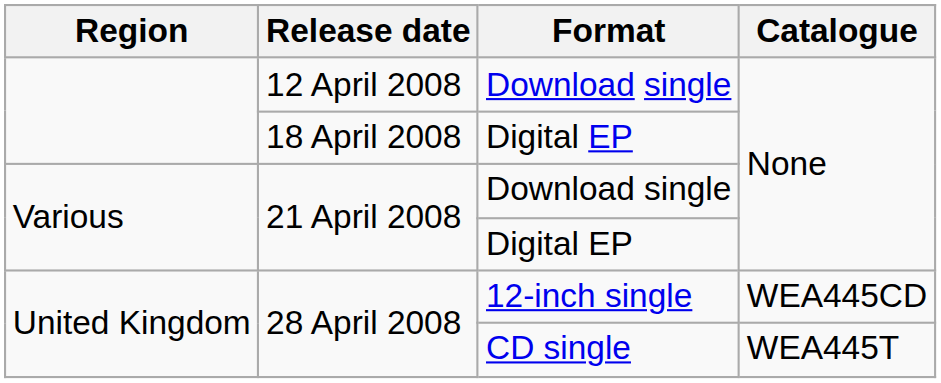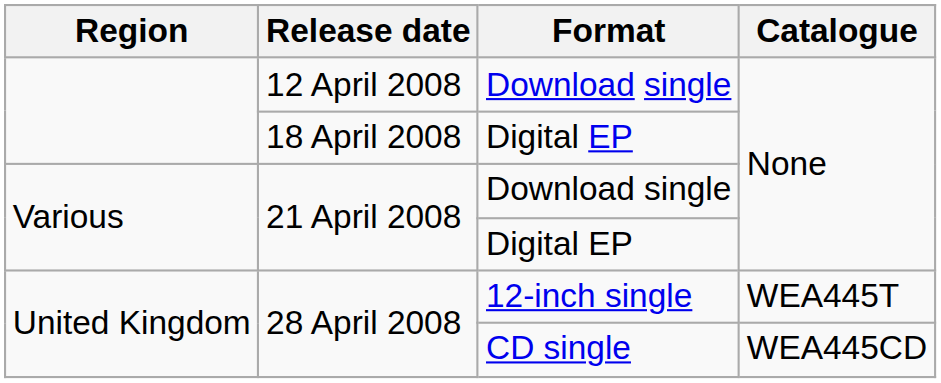(837, 296) WEA445CD -> (823, 296) WEA445T
(823, 349) WEA445T -> (837, 349) WEA445CD
